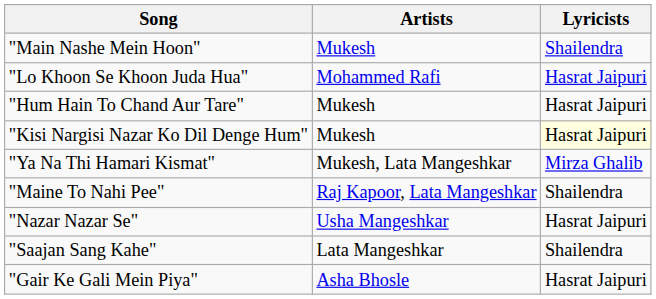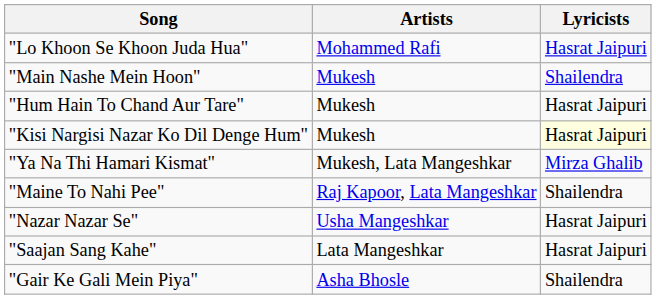rows swapped: (105, 47) <-> (128, 76)
(584, 250) Shailendra -> (596, 250) Hasrat Jaipuri
(596, 279) Hasrat Jaipuri -> (584, 279) Shailendra
